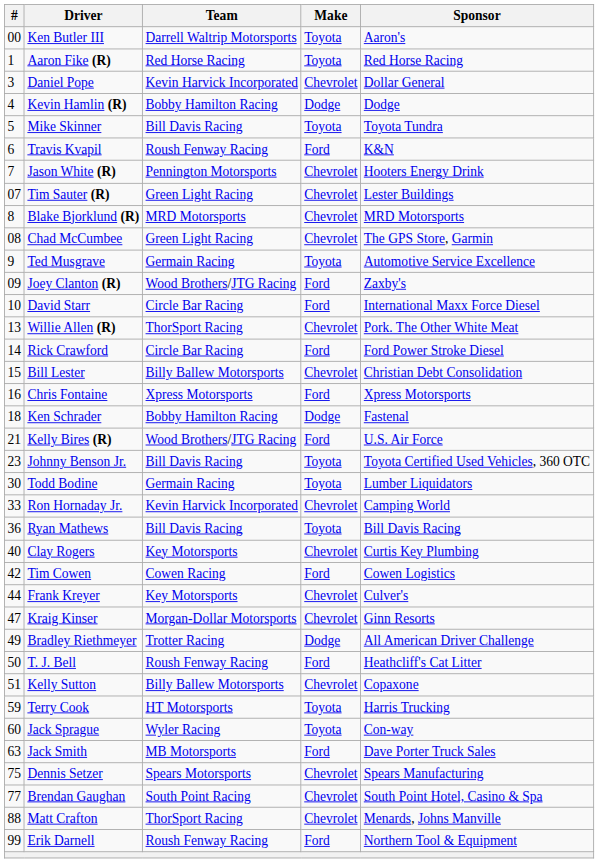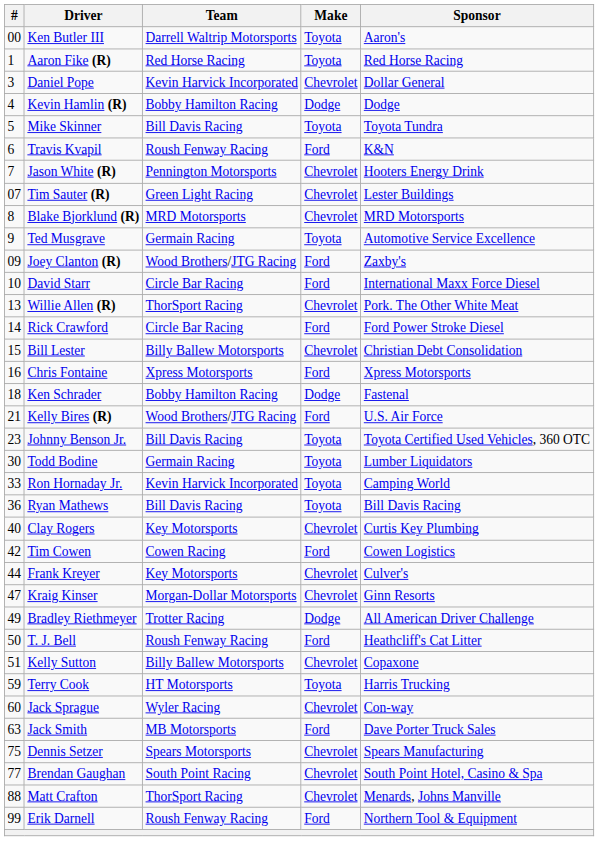- row: (75, 238)
(331, 506) Chevrolet -> (323, 484) Toyota
(323, 729) Toyota -> (331, 707) Chevrolet
